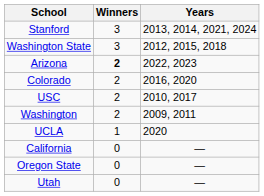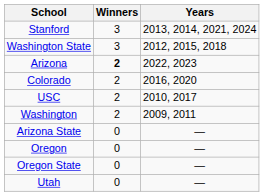- row: (49, 132)
+ row: (49, 132)
- row: (49, 149)
+ row: (49, 149)
